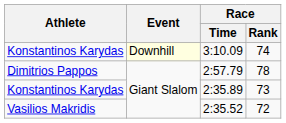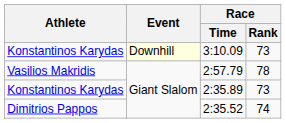(263, 52) 74 -> (263, 52) 73
(52, 71) Dimitrios Pappos -> (51, 71) Vasilios Makridis
(51, 109) Vasilios Makridis -> (52, 109) Dimitrios Pappos
(263, 109) 72 -> (263, 109) 74
